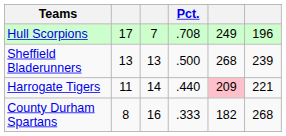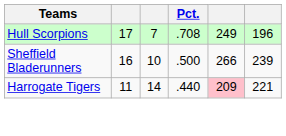(126, 61) 13 -> (126, 61) 16
(154, 61) 13 -> (154, 61) 10
(226, 61) 268 -> (226, 61) 266
- row: (51, 114)
